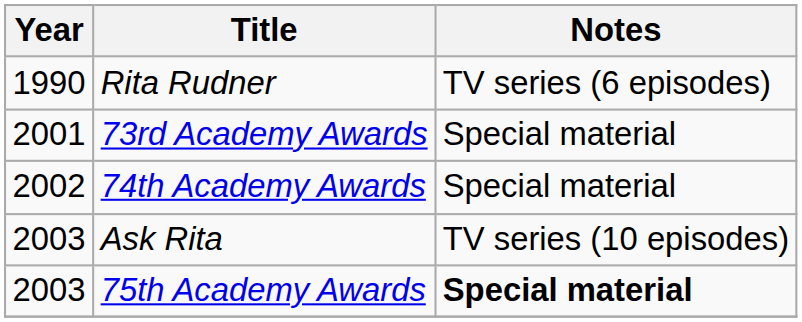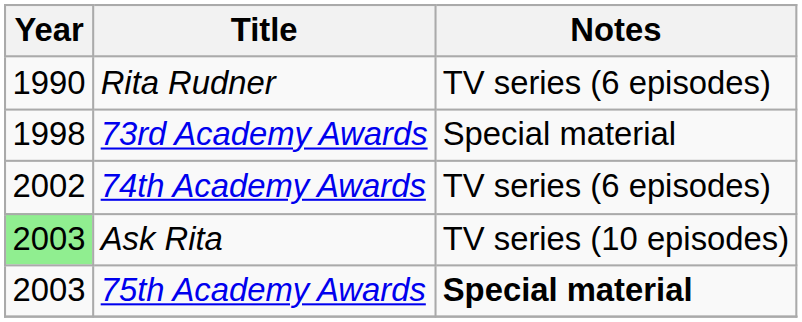(49, 134) 2001 -> (49, 134) 1998
(559, 186) Special material -> (607, 186) TV series (6 episodes)
(49, 238) no background -> (49, 238) lightgreen background
